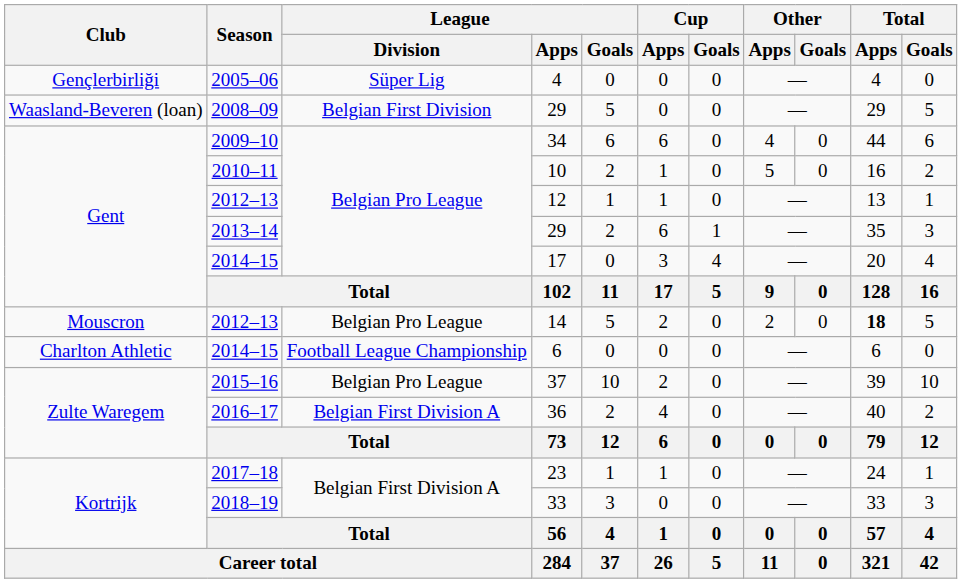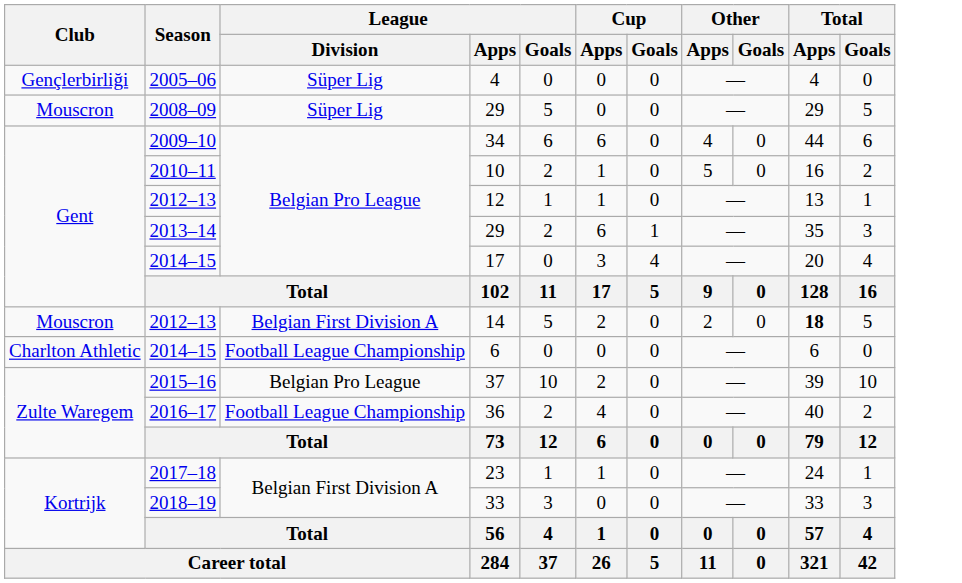(106, 110) Waasland-Beveren (loan) -> (75, 110) Mouscron
(407, 110) Belgian First Division -> (345, 110) Süper Lig
(407, 321) Belgian Pro League -> (345, 321) Belgian First Division A
(407, 412) Belgian First Division A -> (345, 412) Football League Championship
